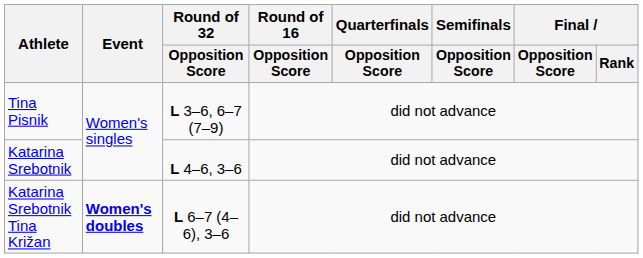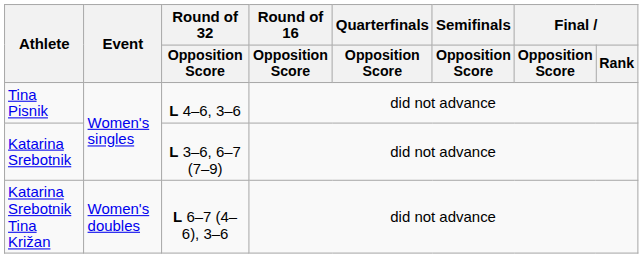(206, 120) L 3–6, 6–7 (7–9) -> (205, 112) L 4–6, 3–6
(206, 169) L 4–6, 3–6 -> (205, 160) L 3–6, 6–7 (7–9)
(119, 217) bold -> (118, 217) normal
